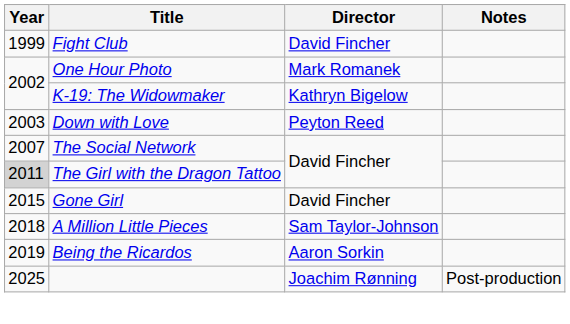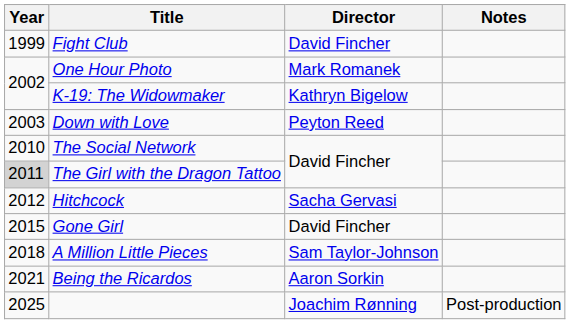(27, 148) 2007 -> (27, 148) 2010
+ row: (88, 200)
(27, 252) 2019 -> (27, 278) 2021
